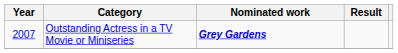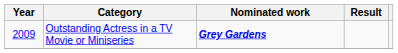(24, 34) 2007 -> (24, 34) 2009
